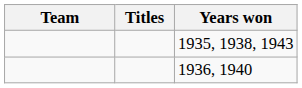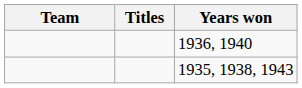rows swapped: (236, 43) <-> (215, 69)
